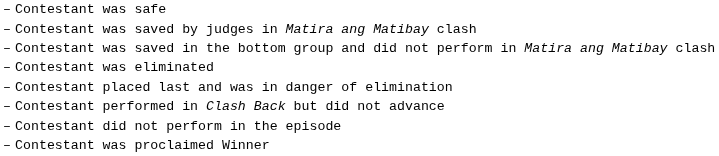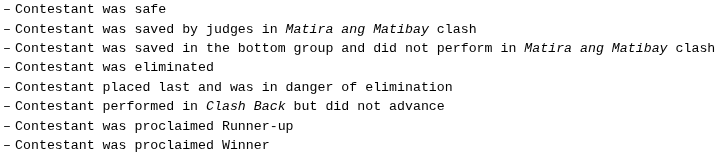- row: (178, 126)
+ row: (154, 126)
